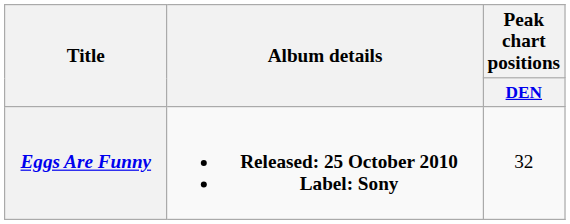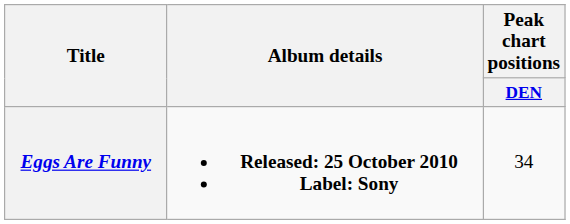(524, 162) 32 -> (524, 162) 34
